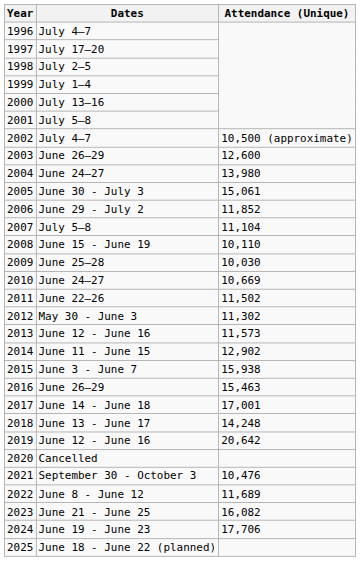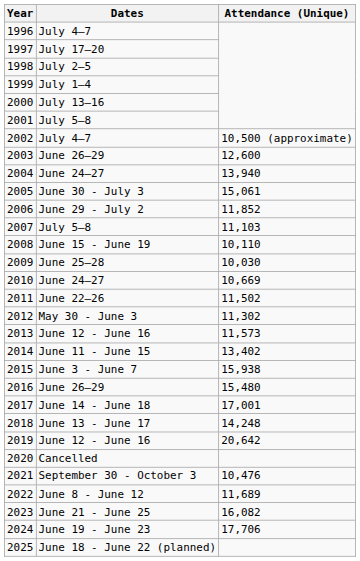(241, 173) 13,980 -> (241, 173) 13,940
(241, 227) 11,104 -> (241, 227) 11,103
(241, 351) 12,902 -> (241, 351) 13,402
(241, 387) 15,463 -> (241, 387) 15,480
